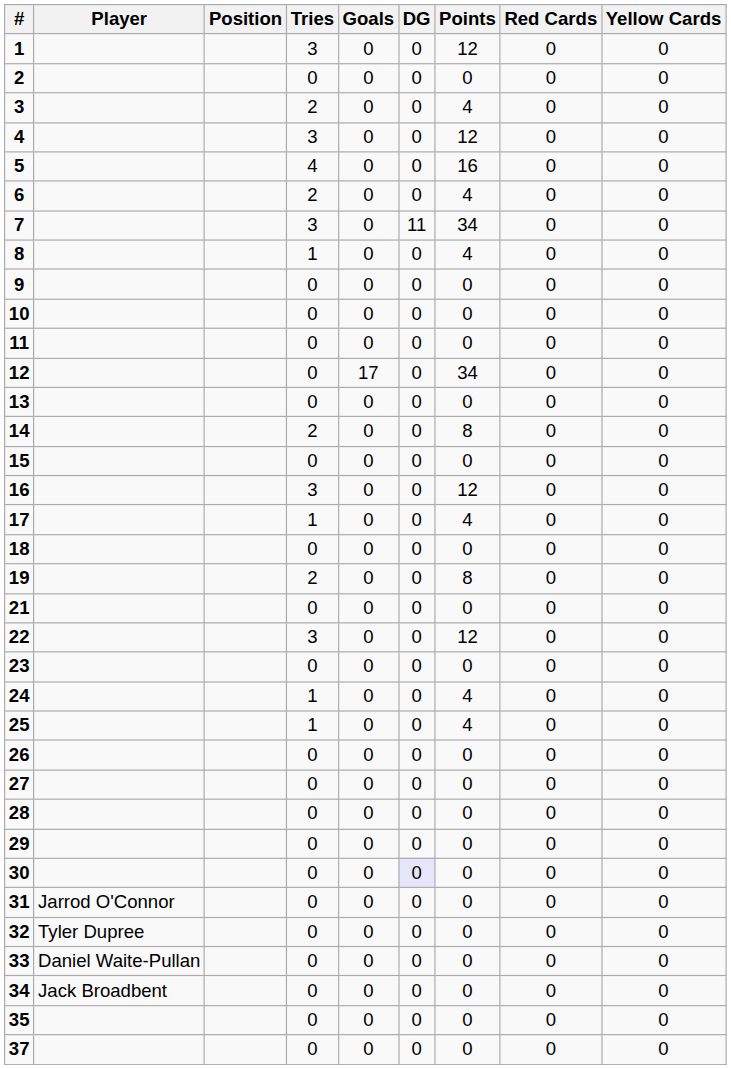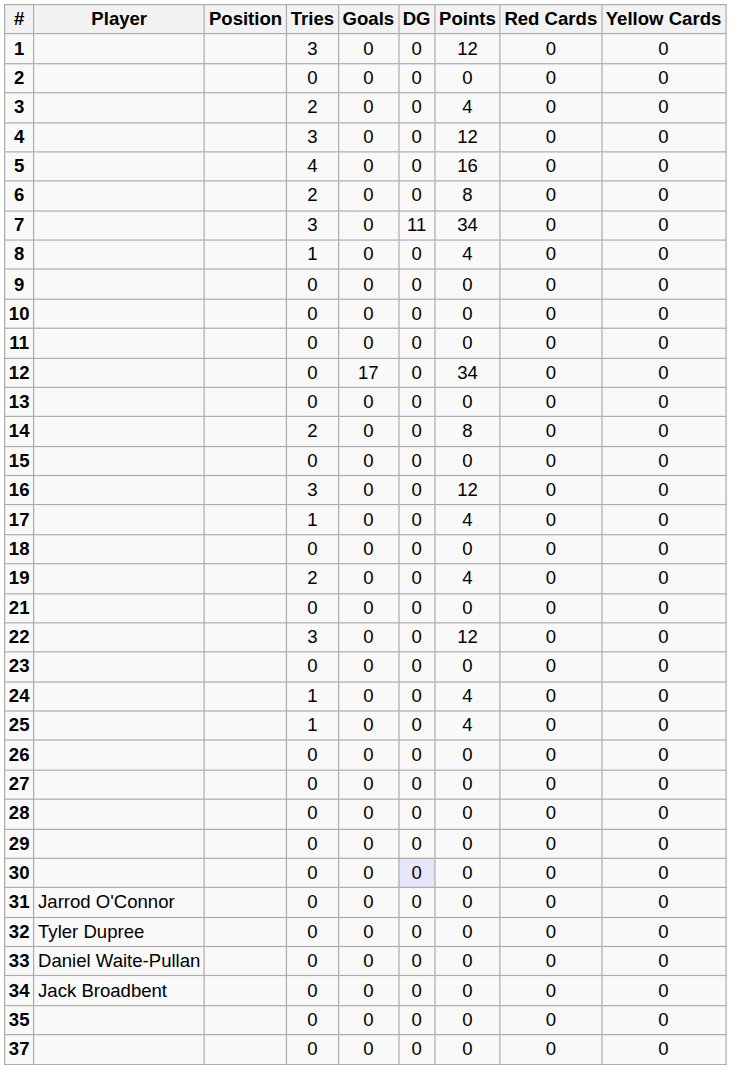(467, 195) 4 -> (467, 195) 8
(467, 578) 8 -> (467, 578) 4
